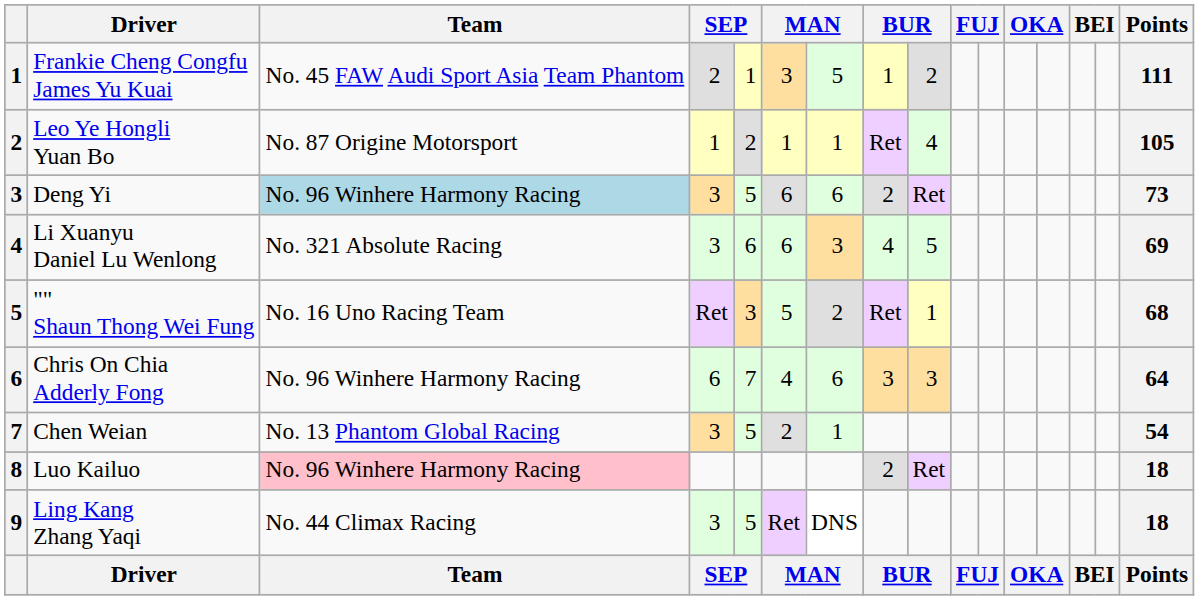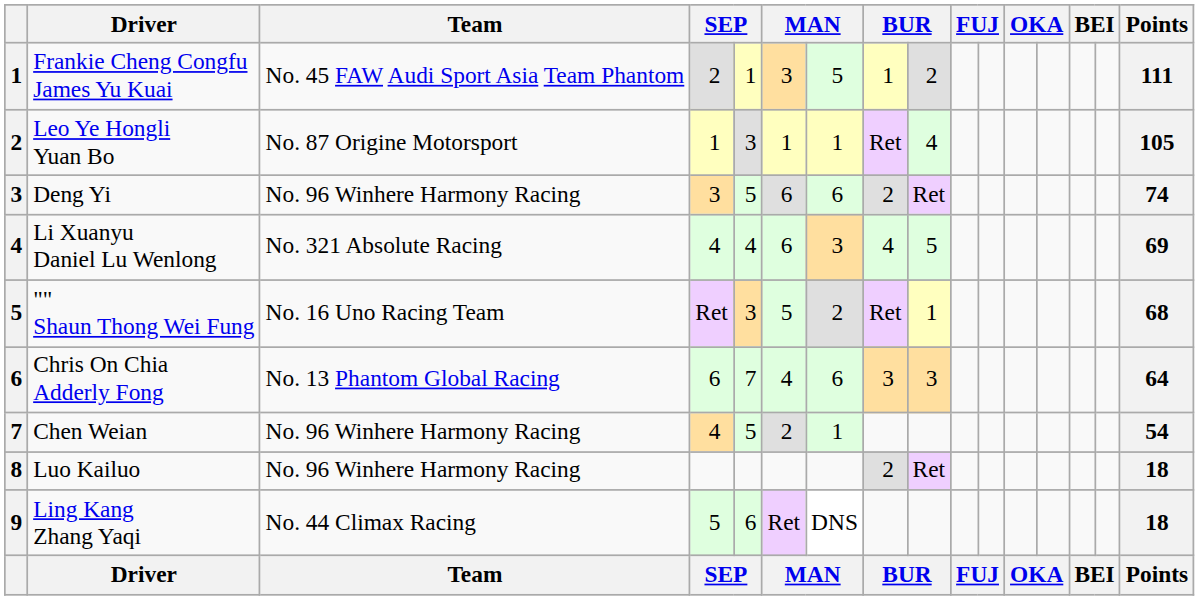(748, 141) 2 -> (748, 141) 3
(423, 194) lightblue background -> (423, 194) no background
(1157, 194) 73 -> (1157, 194) 74
(712, 246) 3 -> (712, 246) 4
(748, 246) 6 -> (748, 246) 4
(423, 378) No. 96 Winhere Harmony Racing -> (413, 378) No. 13 Phantom Global Racing
(413, 431) No. 13 Phantom Global Racing -> (423, 431) No. 96 Winhere Harmony Racing
(712, 431) 3 -> (712, 431) 4
(423, 469) pink background -> (423, 469) no background
(712, 522) 3 -> (712, 522) 5
(748, 522) 5 -> (748, 522) 6
